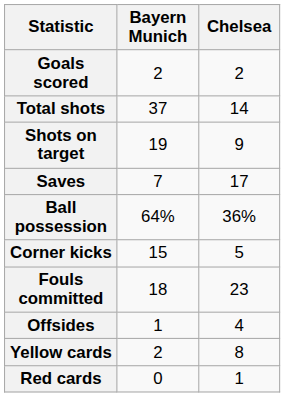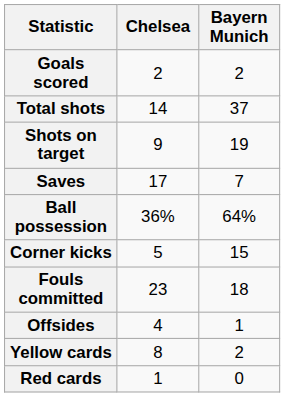columns swapped: (158, 27) <-> (239, 27)
